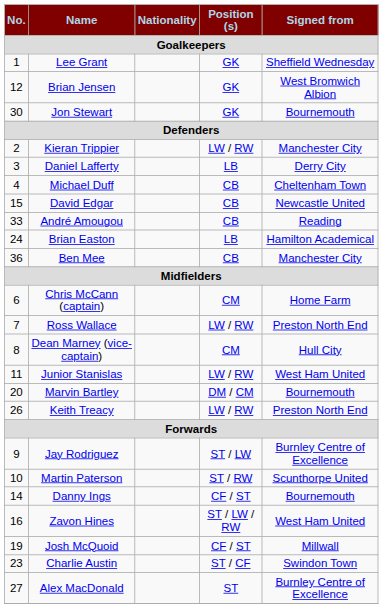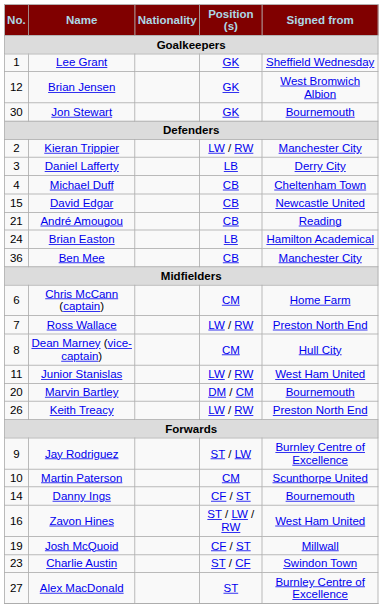(16, 221) 33 -> (16, 221) 21
(231, 478) ST / RW -> (231, 478) CM
